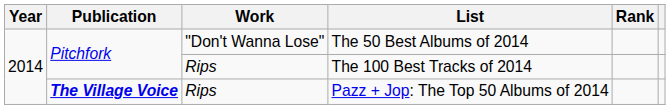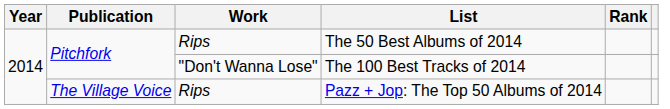(255, 41) "Don't Wanna Lose" -> (194, 41) Rips
(201, 66) Rips -> (248, 66) "Don't Wanna Lose"
(114, 91) bold -> (111, 91) normal
